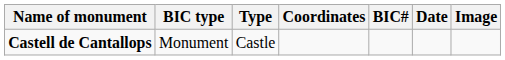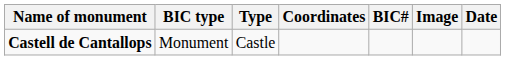columns swapped: (432, 17) <-> (476, 17)
